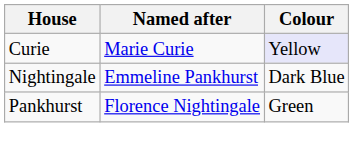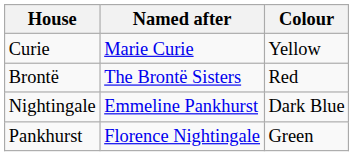(295, 48) lavender background -> (295, 48) no background
+ row: (34, 77)
